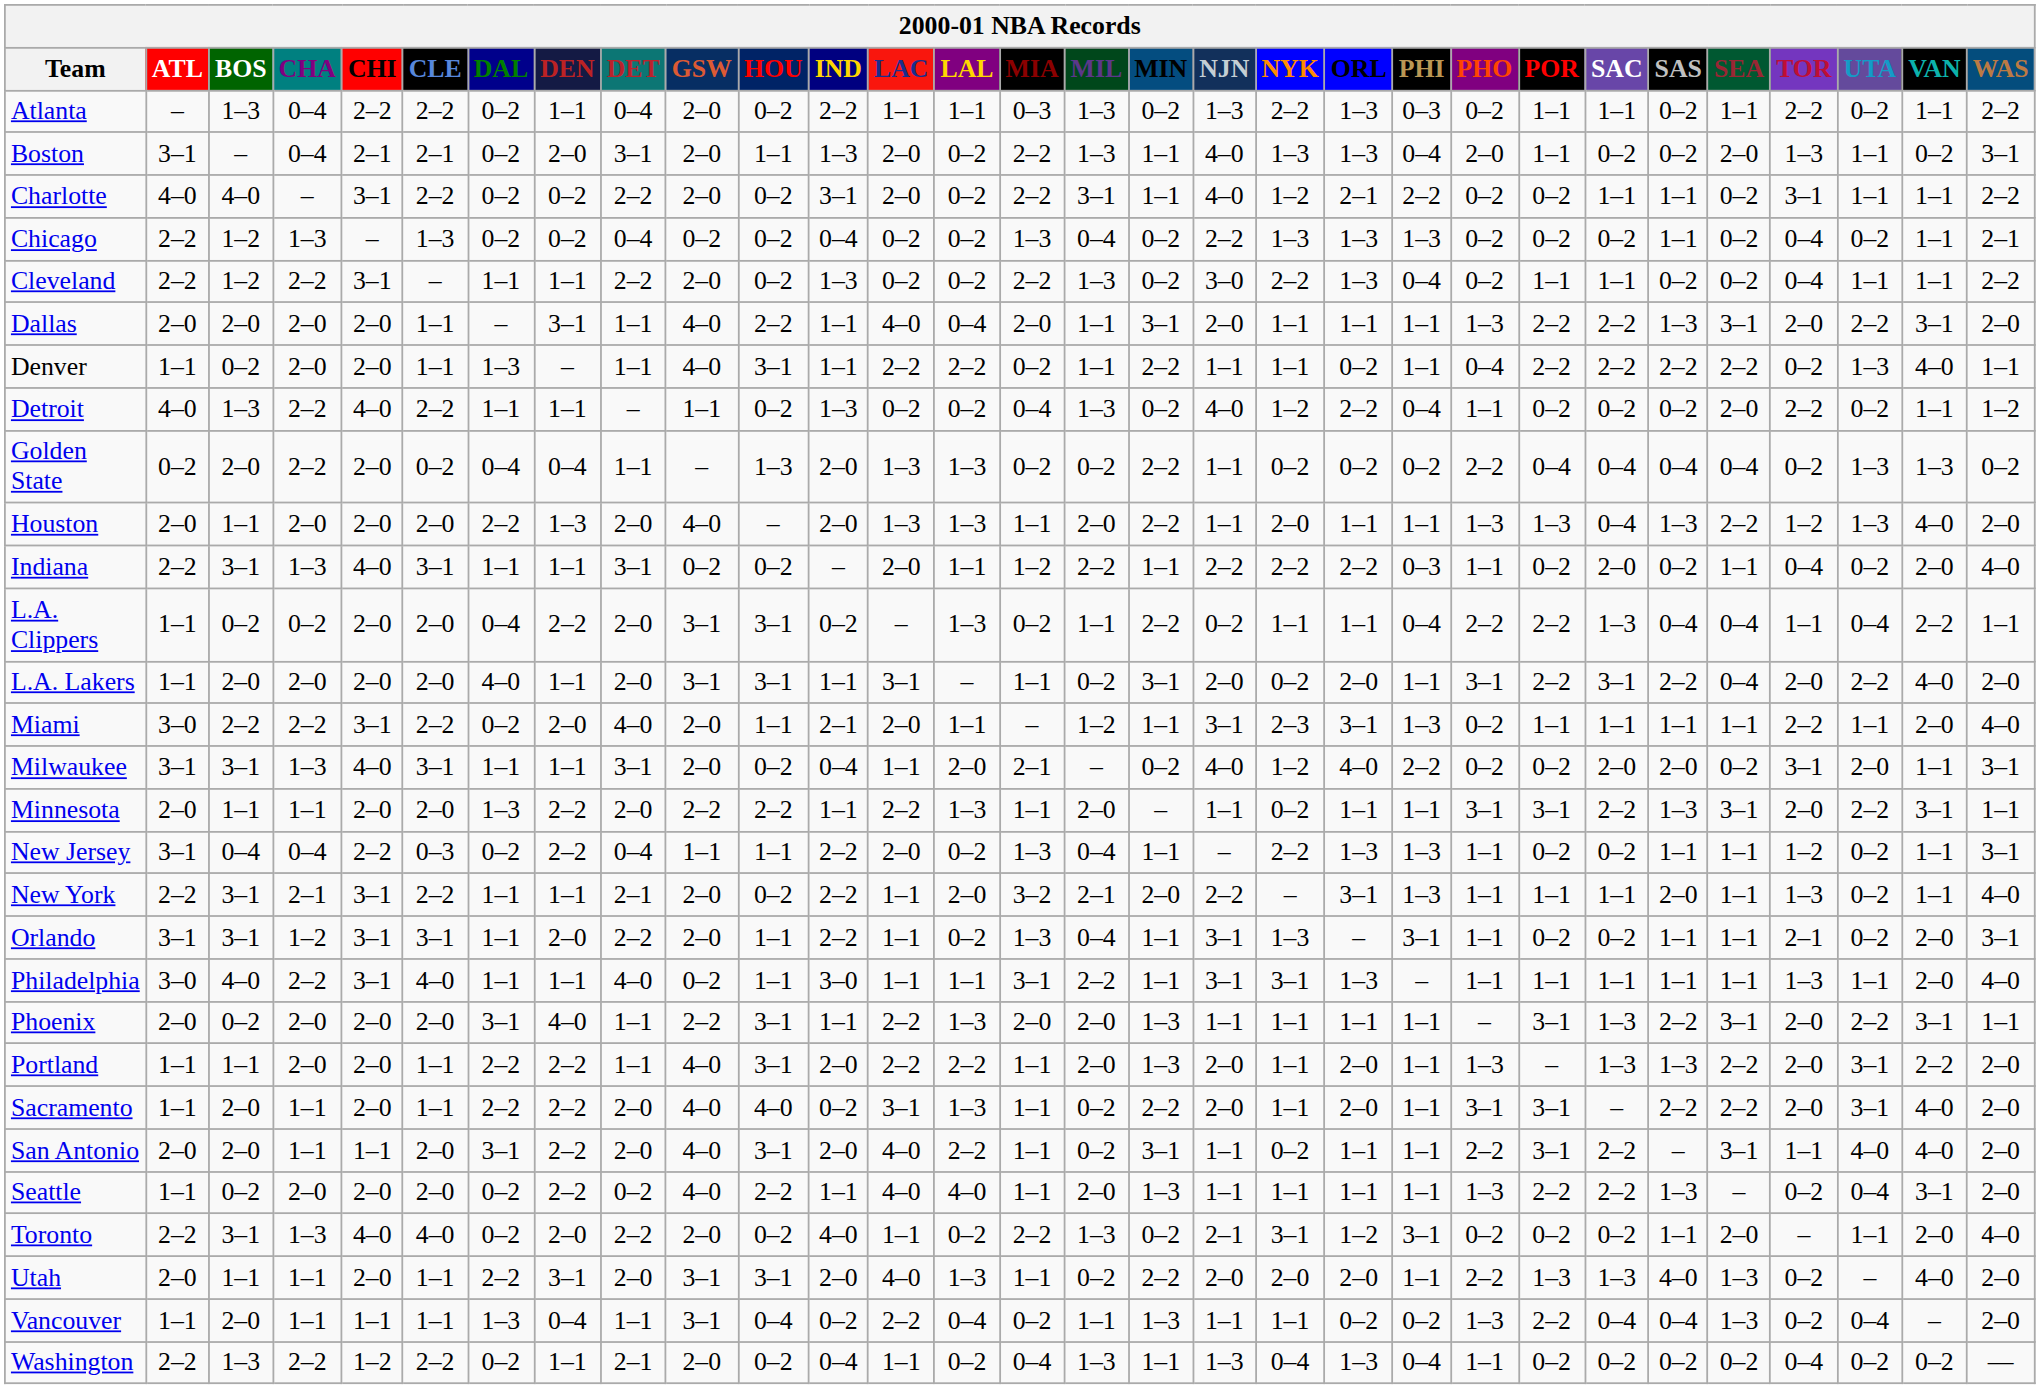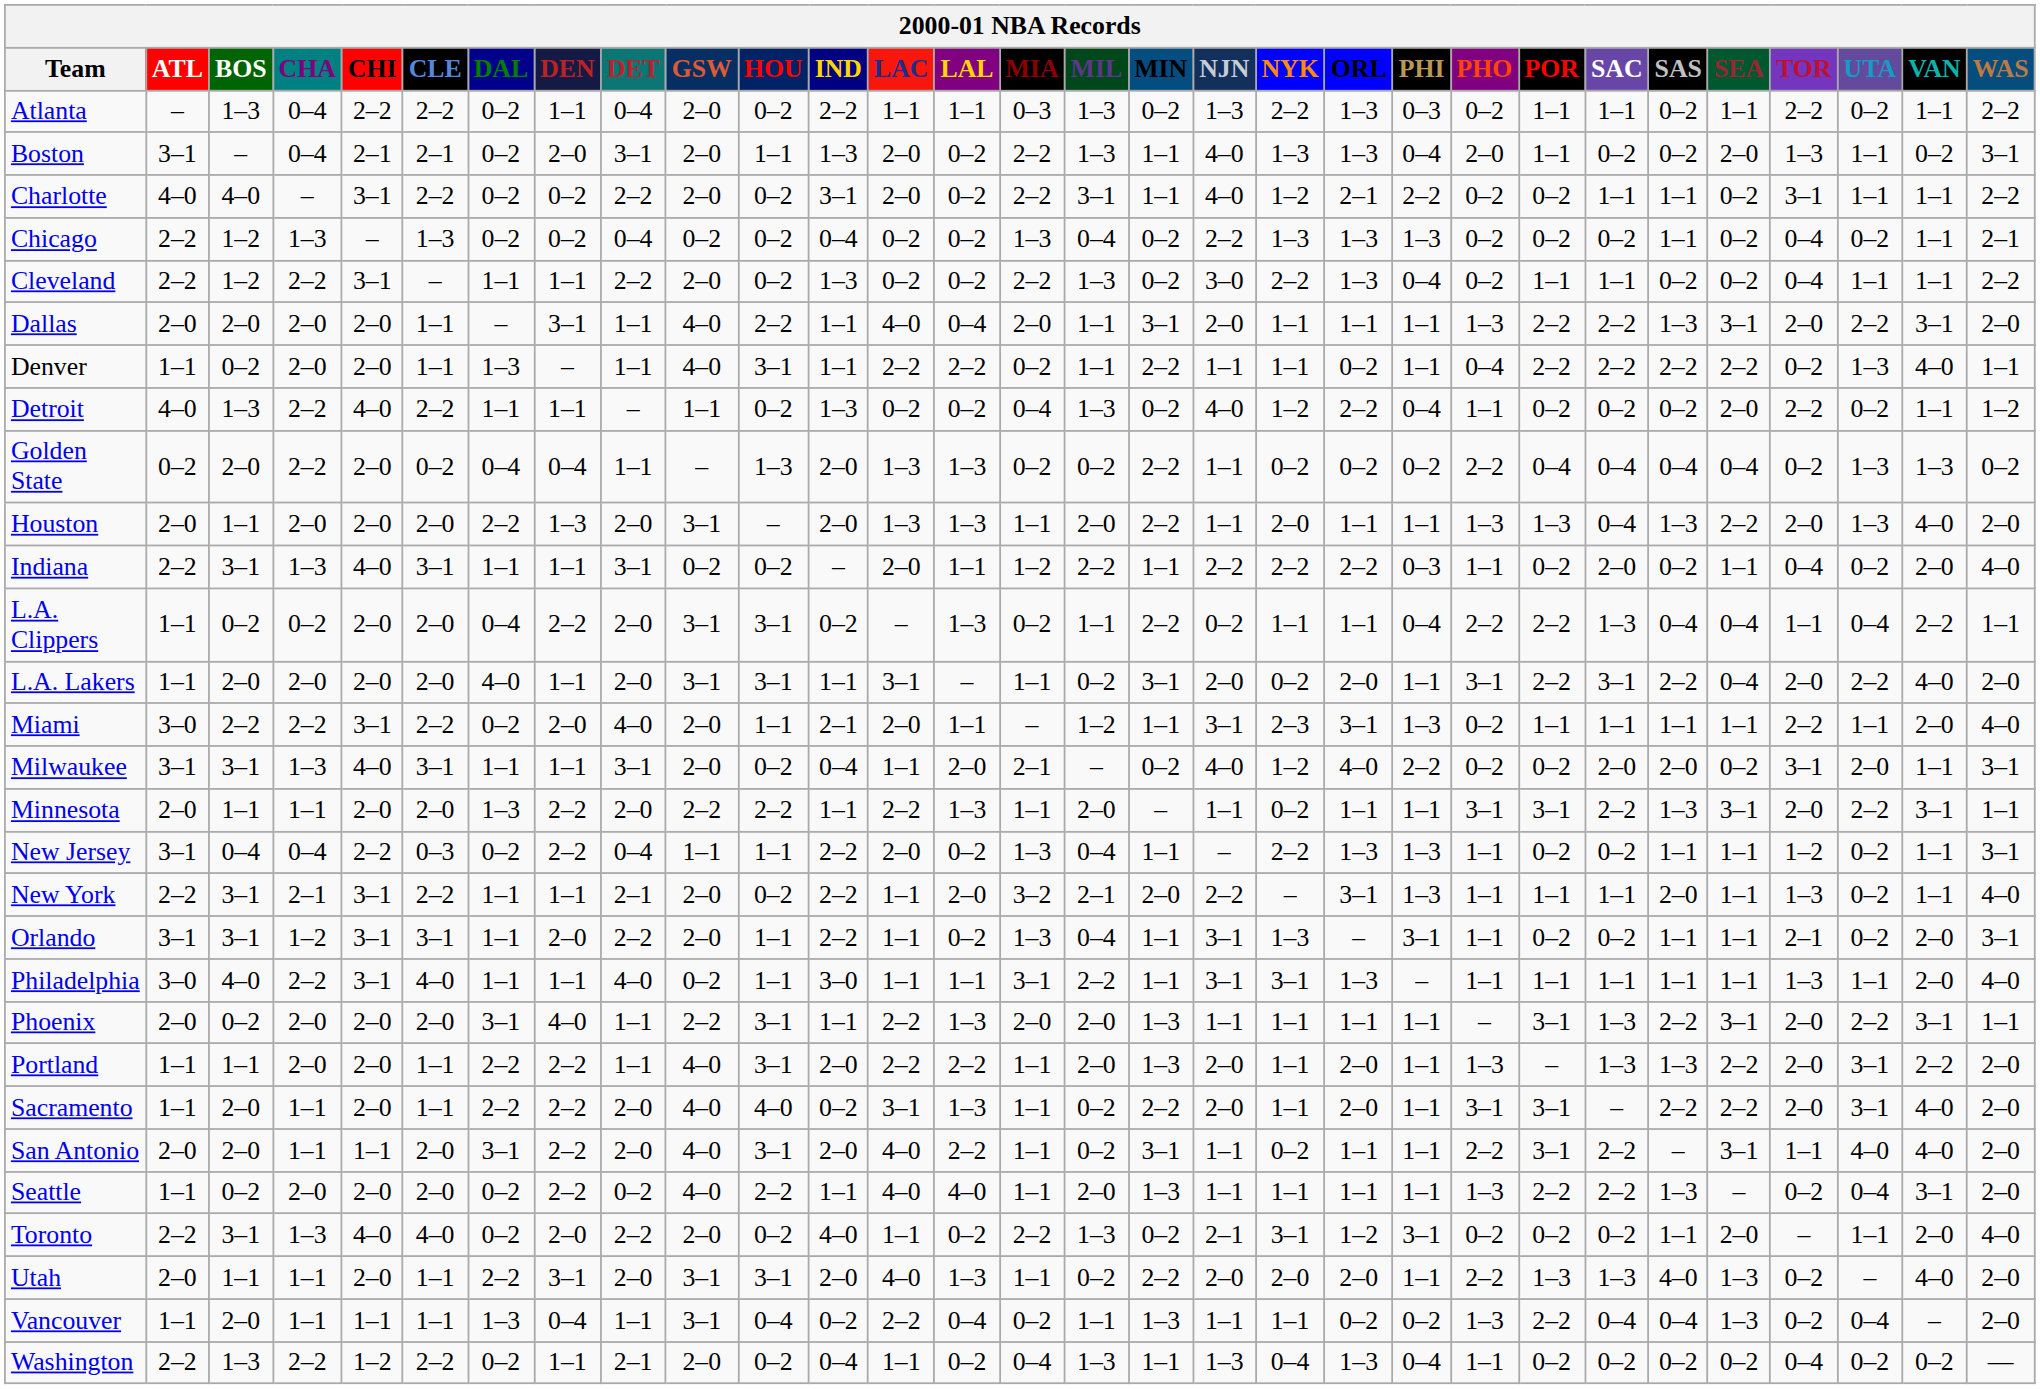(702, 524) 4–0 -> (702, 524) 3–1
(1804, 524) 1–2 -> (1804, 524) 2–0
